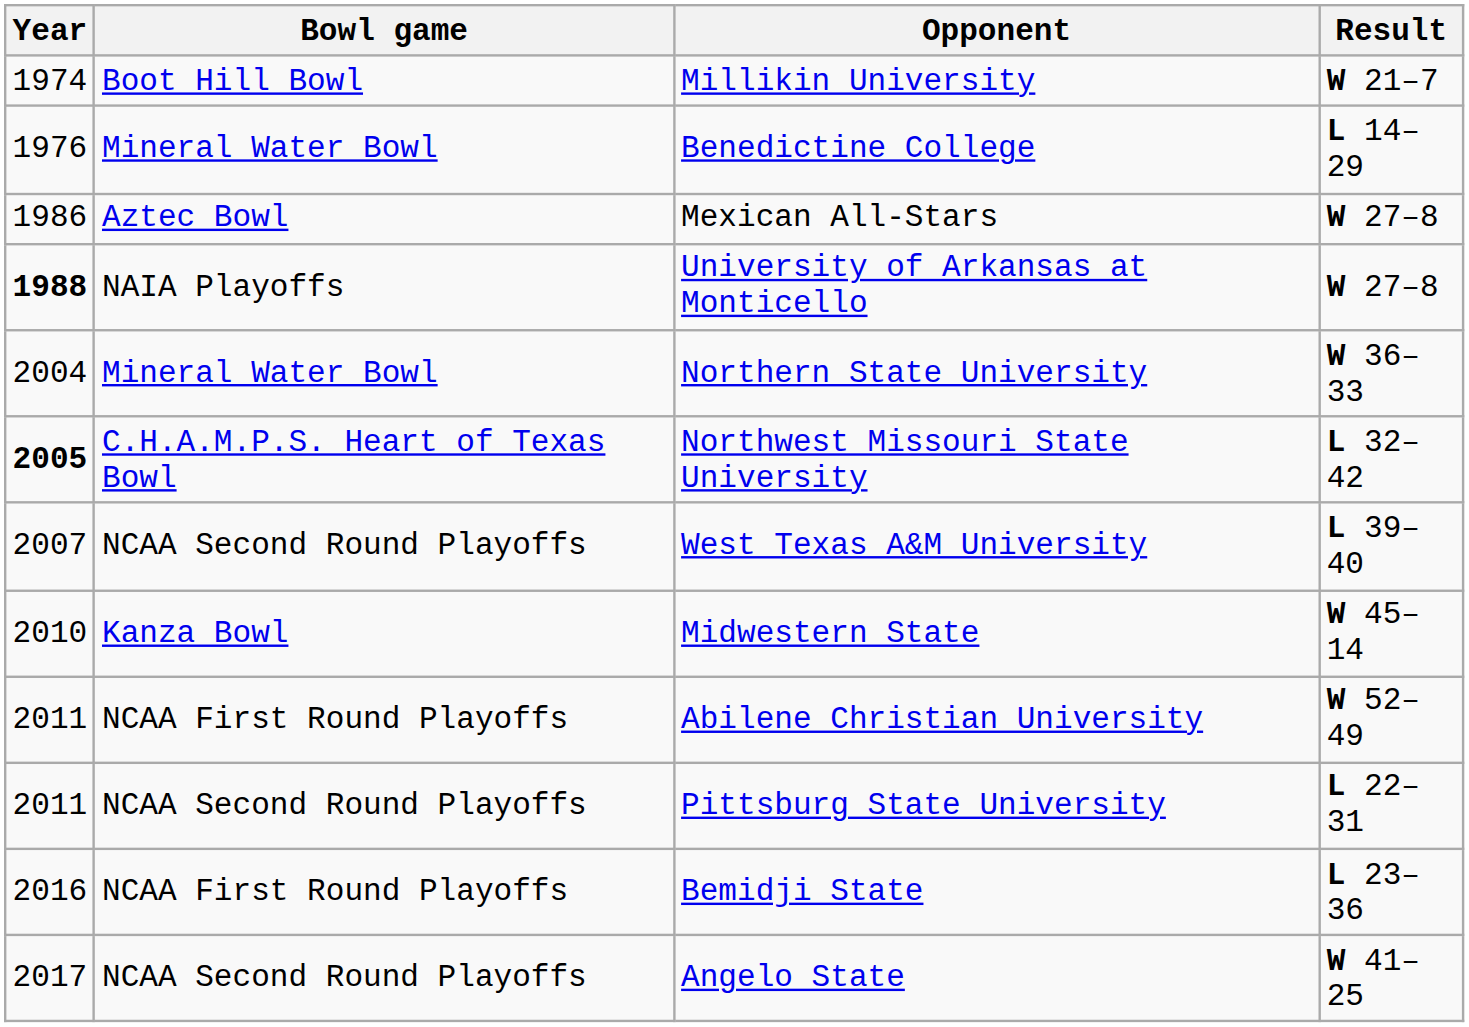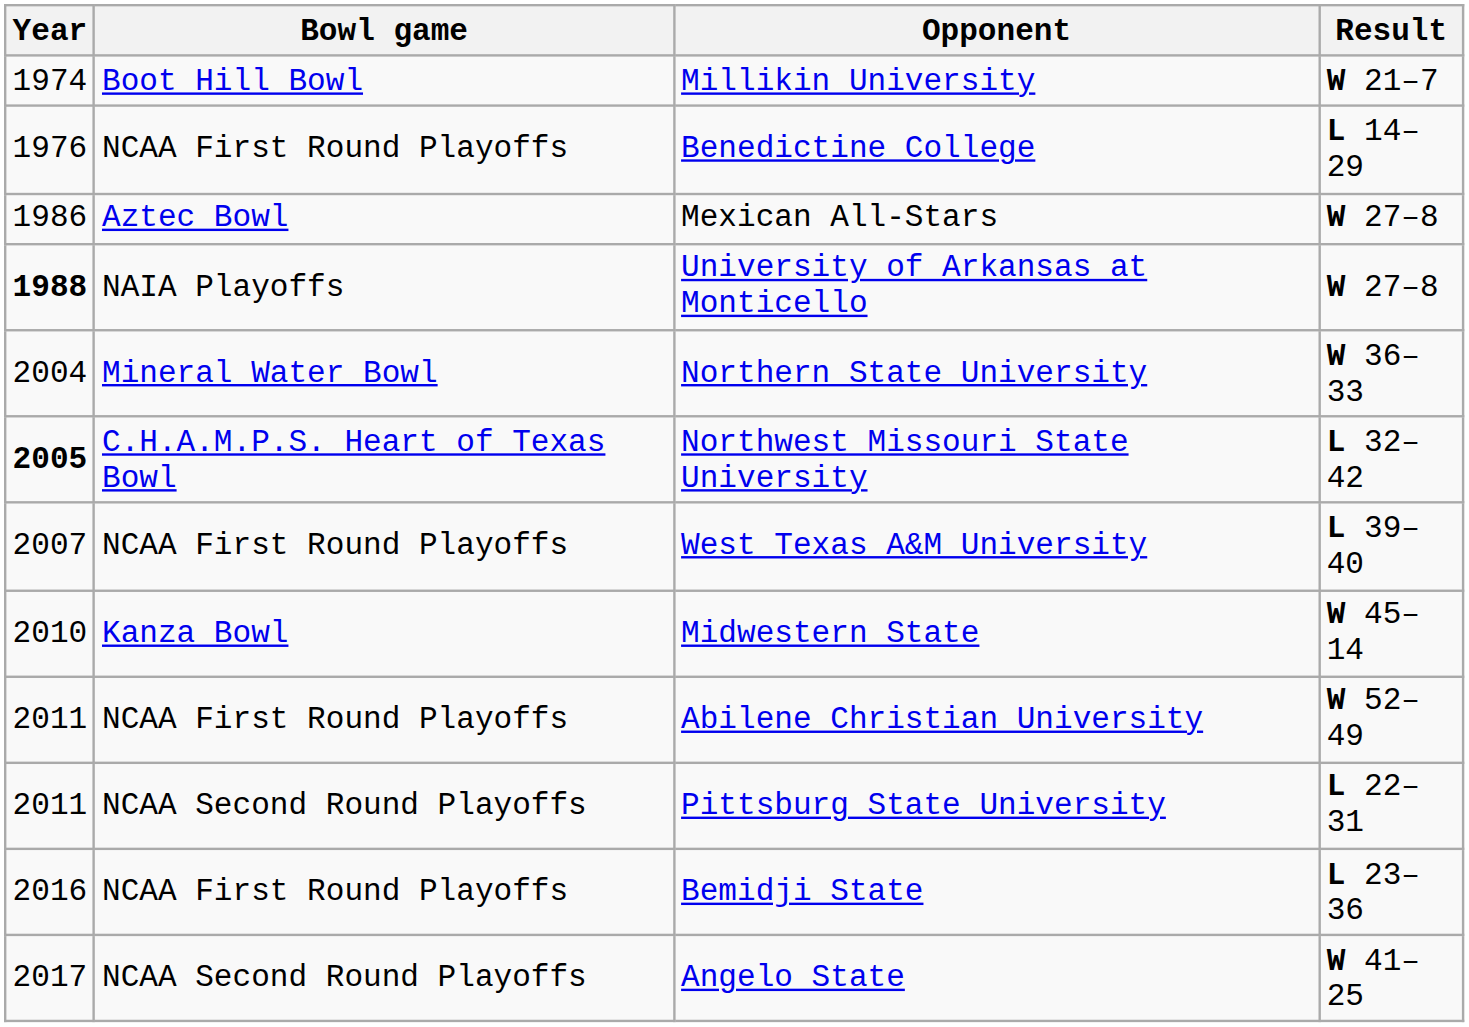(270, 150) Mineral Water Bowl -> (335, 150) NCAA First Round Playoffs
(344, 546) NCAA Second Round Playoffs -> (335, 546) NCAA First Round Playoffs
